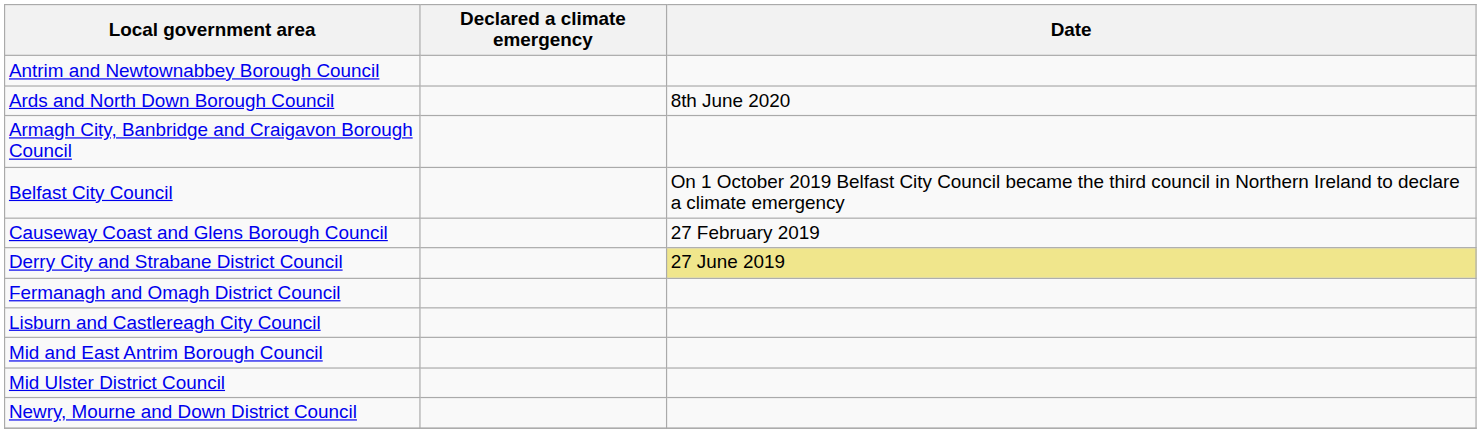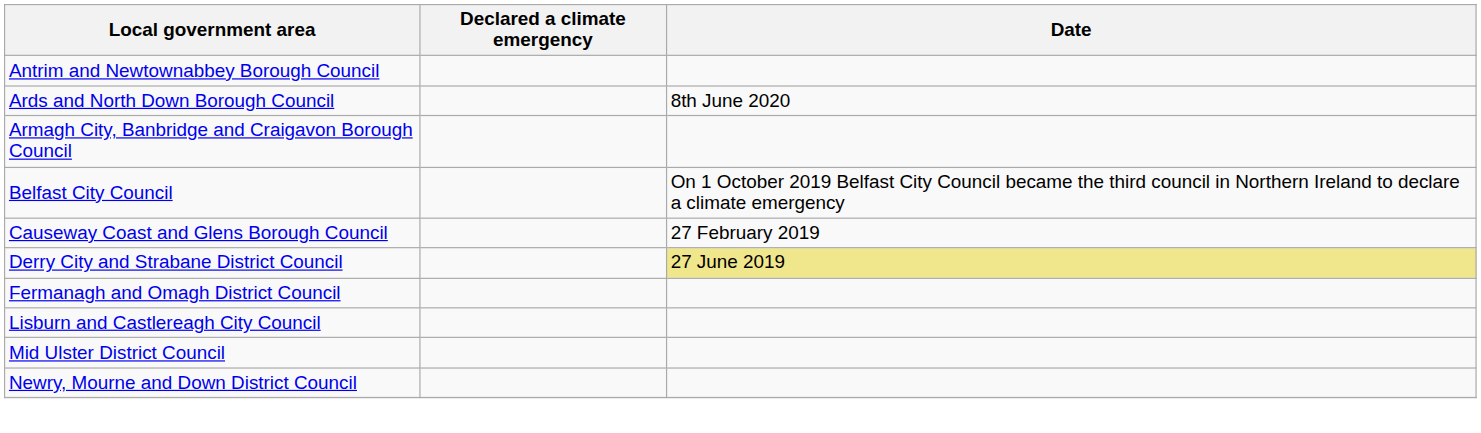- row: (166, 352)
